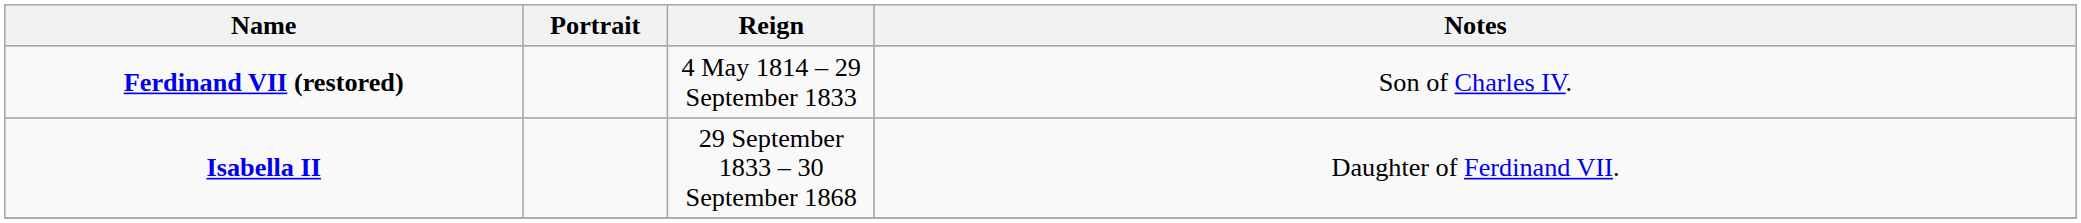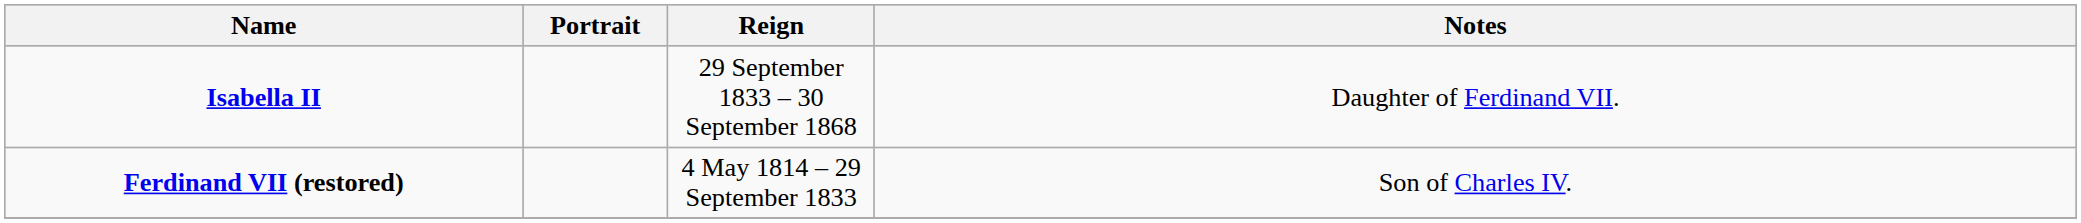rows swapped: (264, 81) <-> (264, 167)
